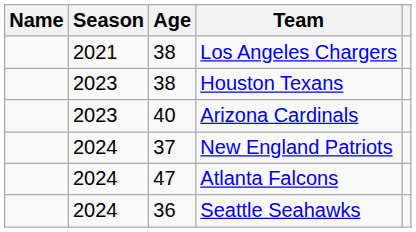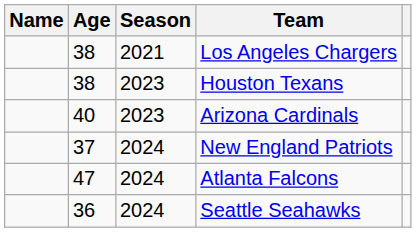columns swapped: (172, 20) <-> (109, 20)
